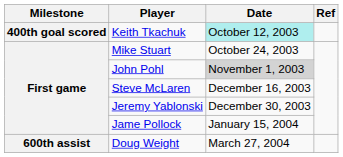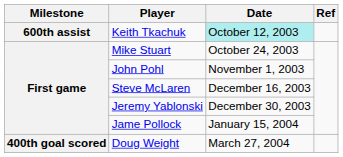(57, 32) 400th goal scored -> (57, 32) 600th assist
(256, 69) lightgrey background -> (256, 69) no background
(57, 143) 600th assist -> (57, 143) 400th goal scored
